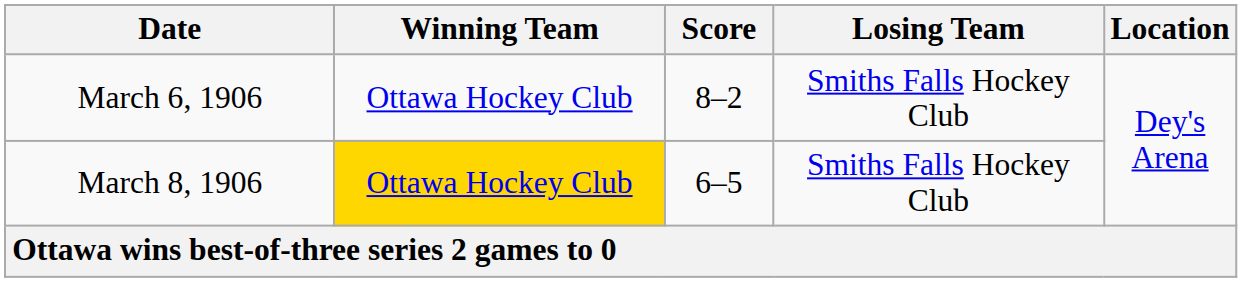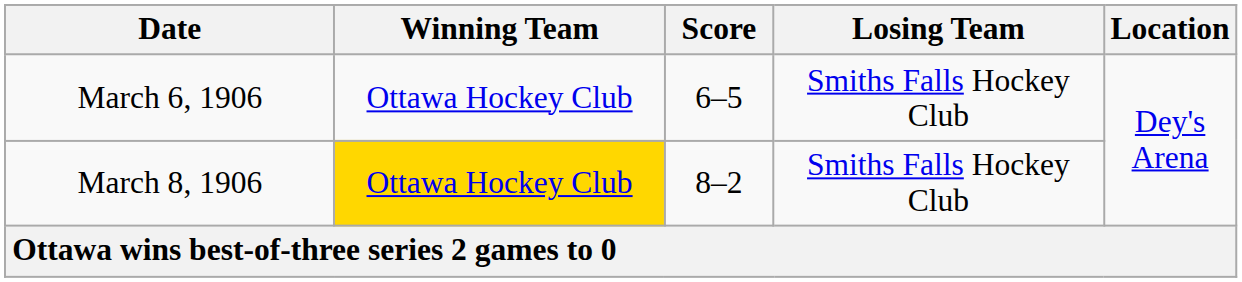(719, 97) 8–2 -> (719, 97) 6–5
(719, 182) 6–5 -> (719, 182) 8–2
